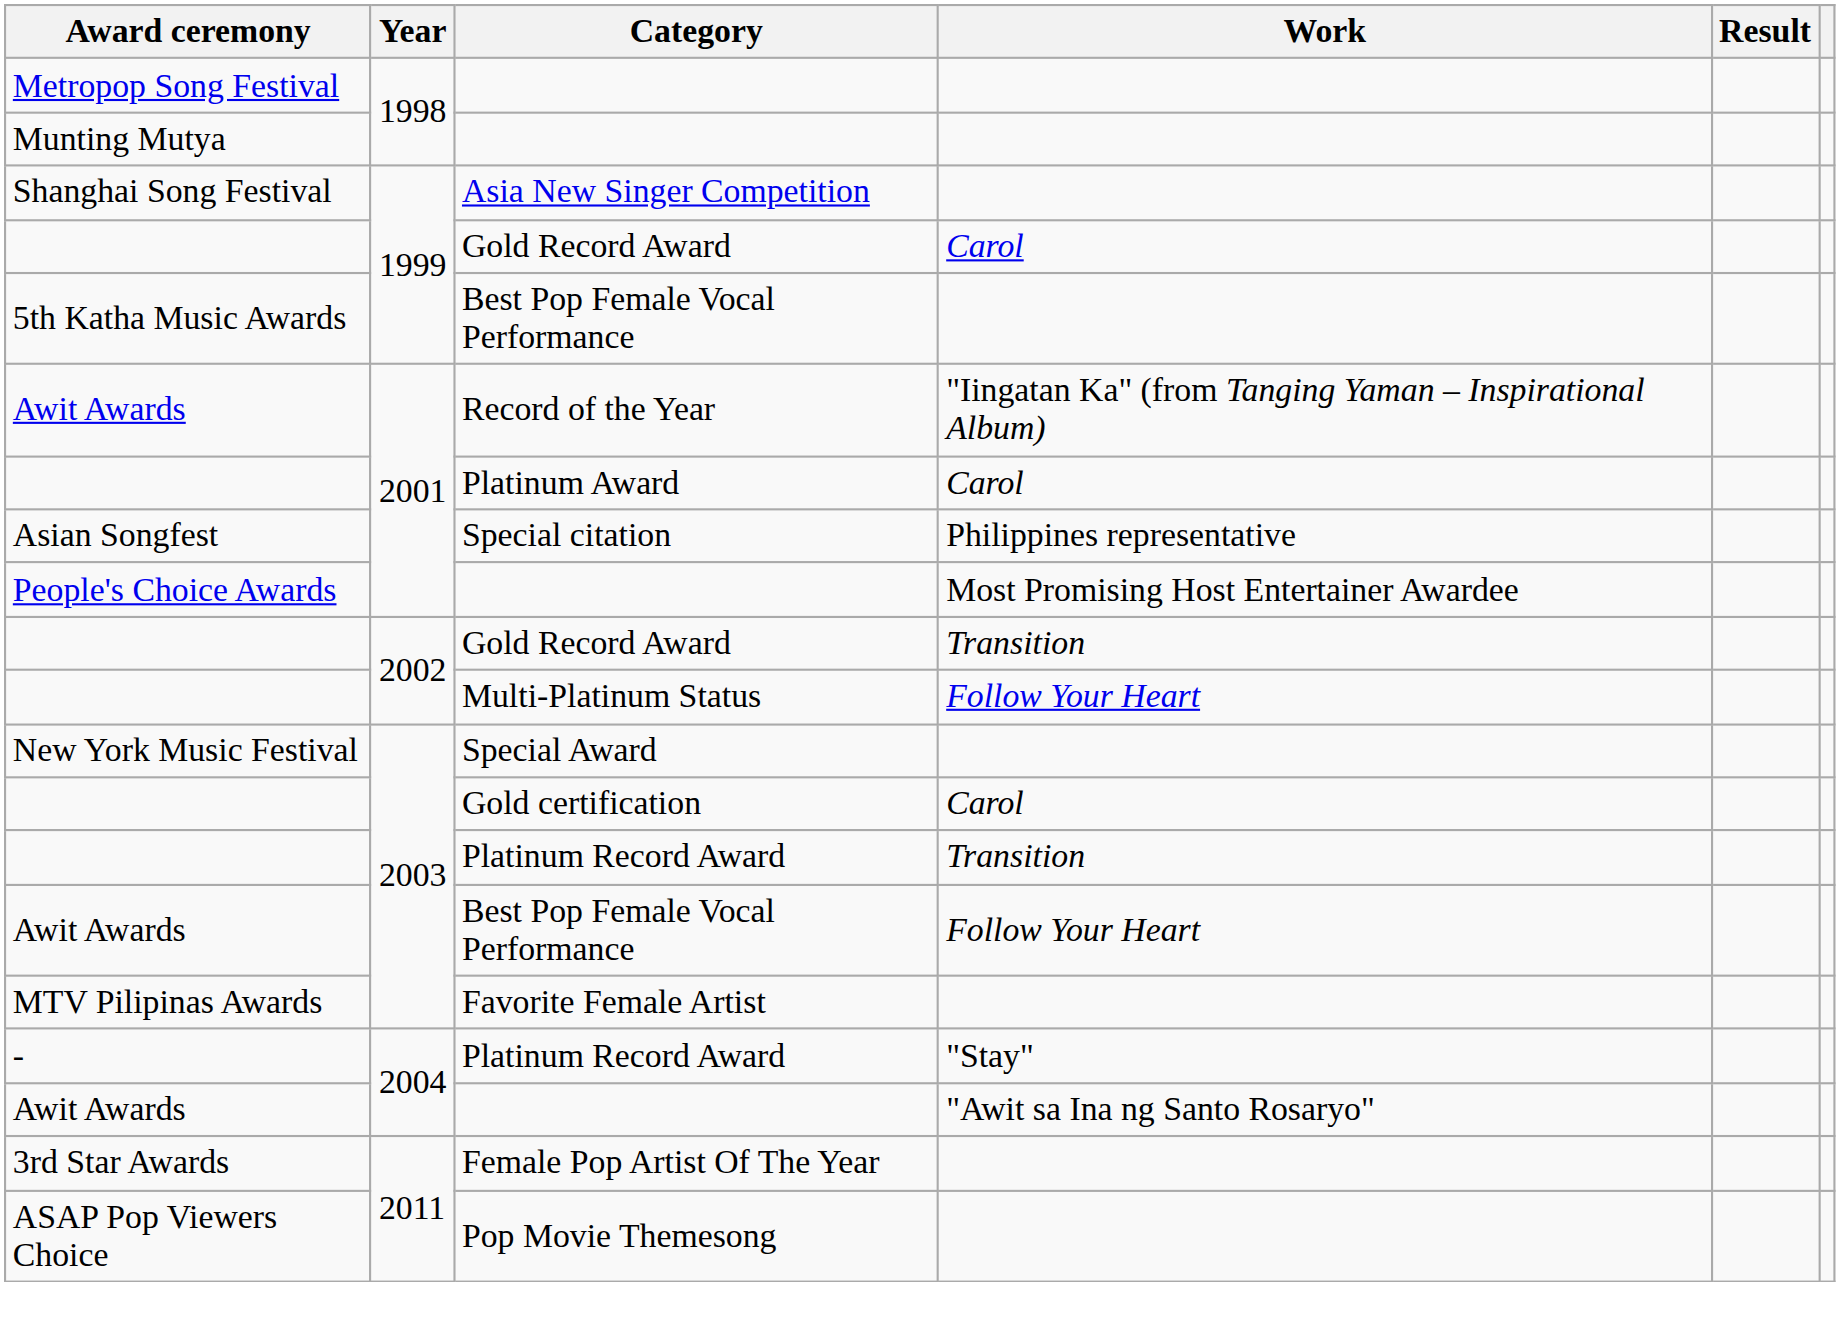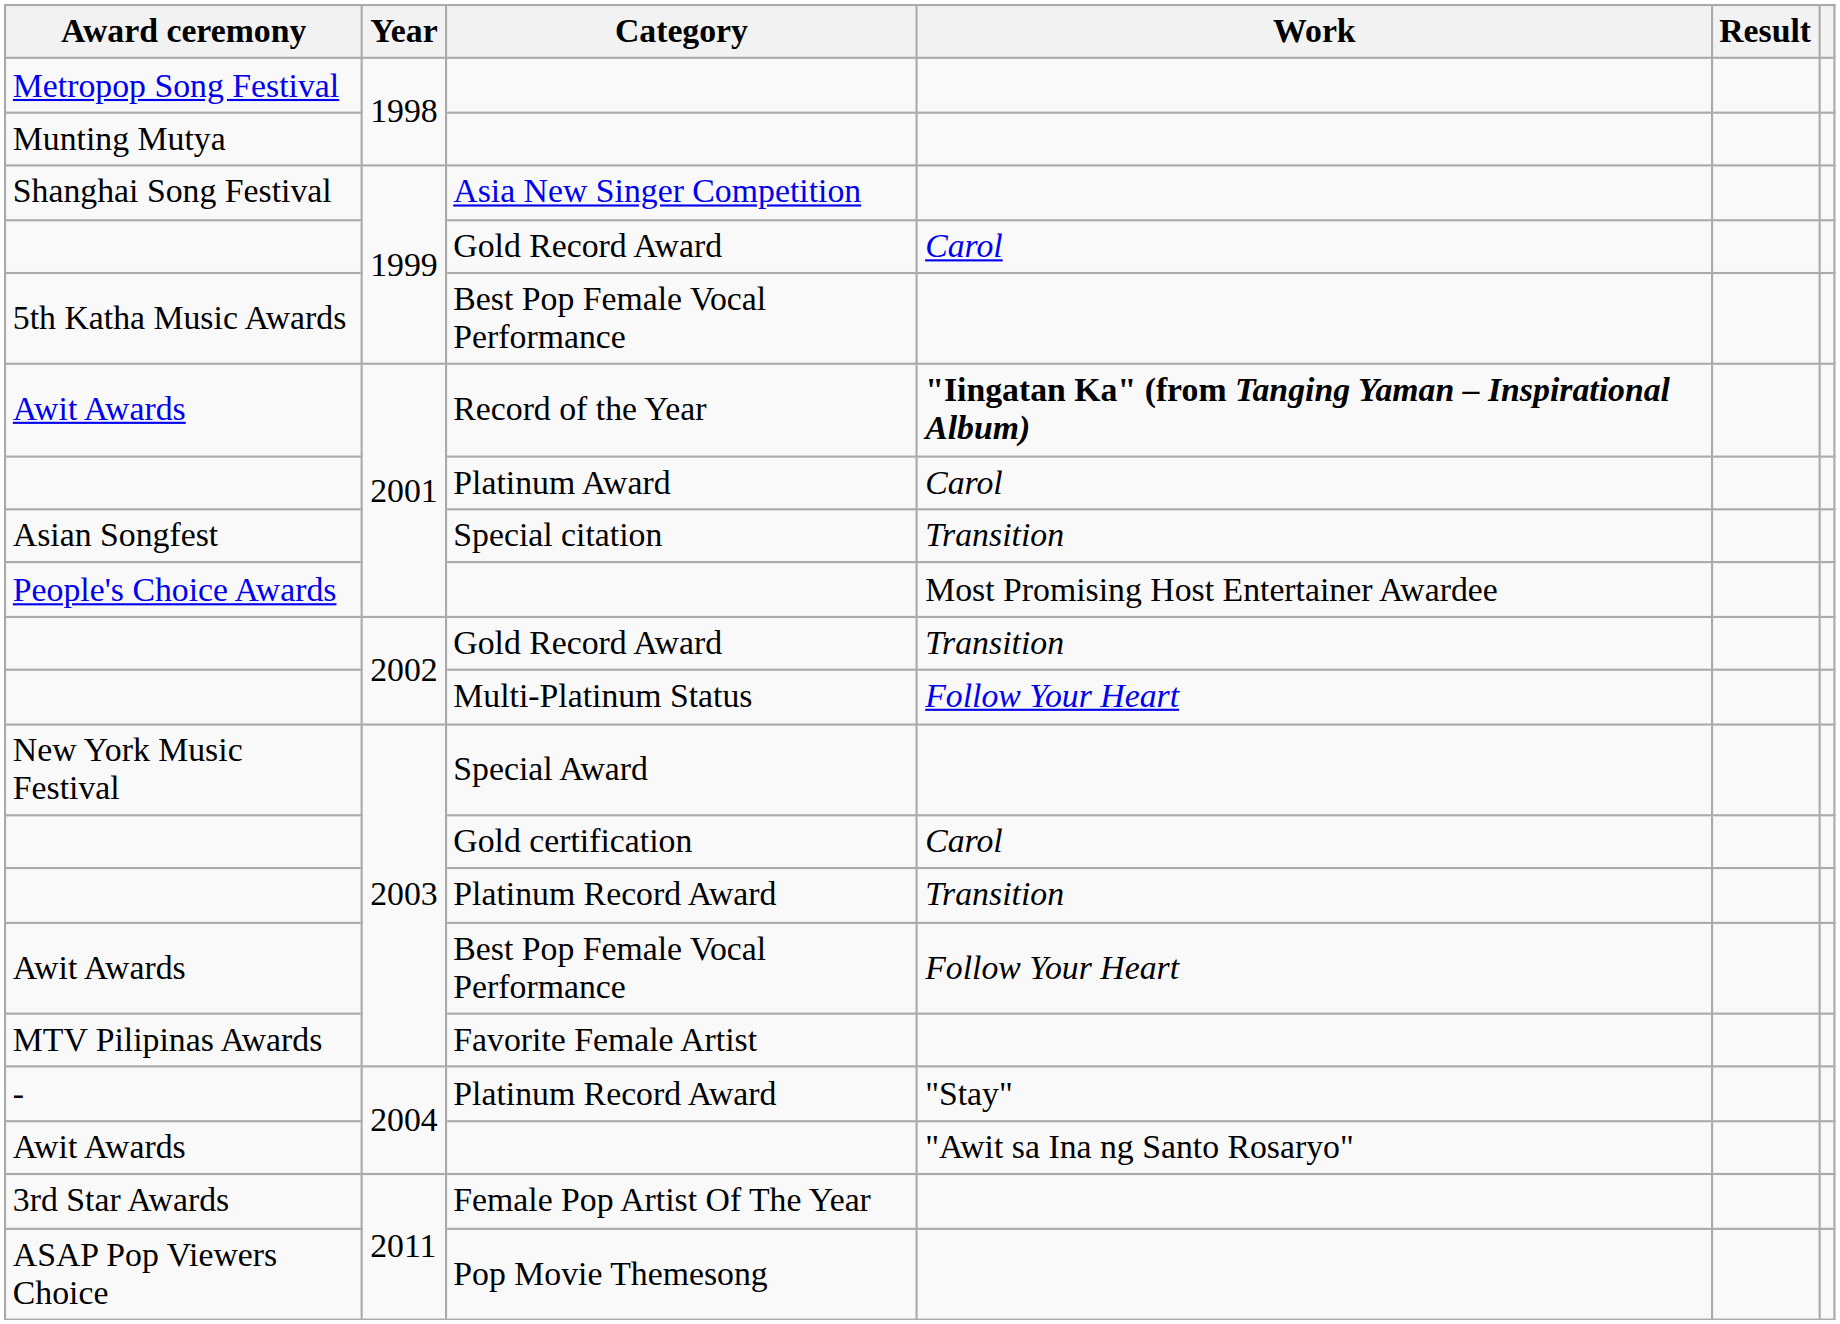(1295, 409) normal -> (1298, 409) bold
(1121, 535) Philippines representative -> (995, 535) Transition
